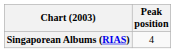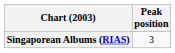(151, 39) 4 -> (151, 39) 3
